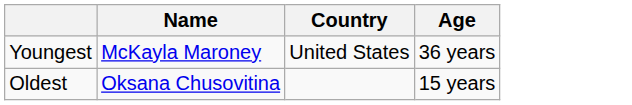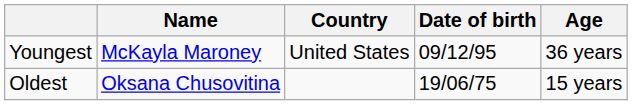+ column: (478, 20)
